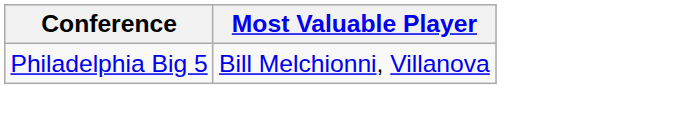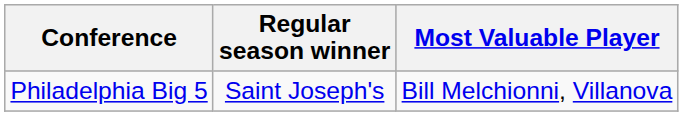+ column: (305, 37)
